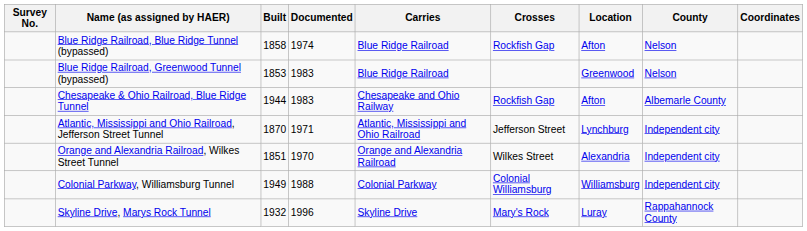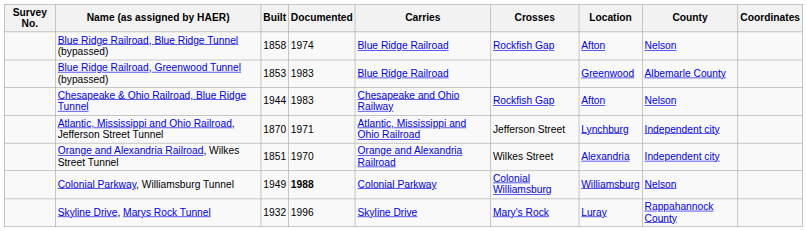(660, 73) Nelson -> (685, 73) Albemarle County
(685, 101) Albemarle County -> (660, 101) Nelson
(302, 184) normal -> (302, 184) bold
(682, 184) Independent city -> (660, 184) Nelson
